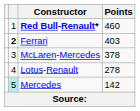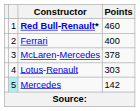(13, 40) bold -> (13, 40) normal
(112, 40) 403 -> (112, 40) 400
(112, 70) 278 -> (112, 70) 303
